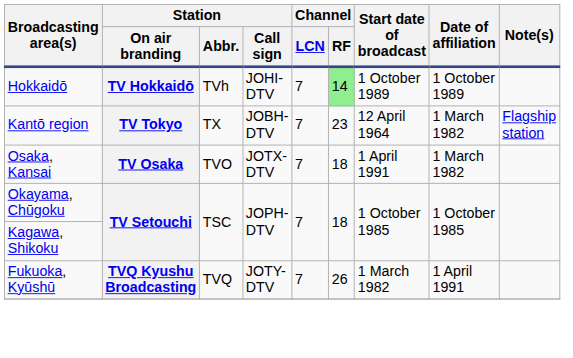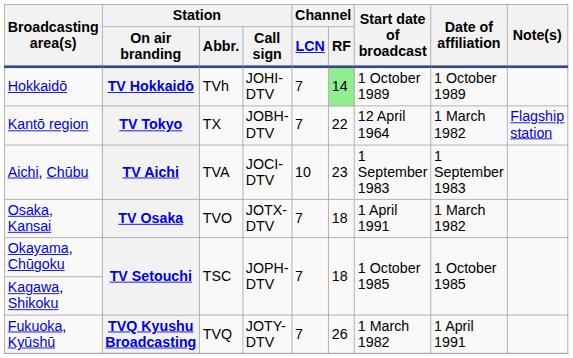(340, 125) 23 -> (340, 125) 22
+ row: (48, 171)
